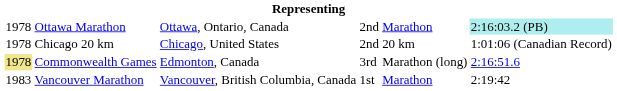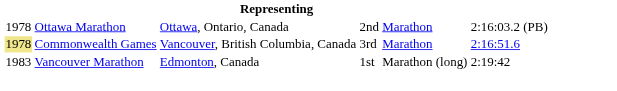(509, 26) paleturquoise background -> (509, 26) no background
- row: (74, 44)
(210, 62) Edmonton, Canada -> (258, 44) Vancouver, British Columbia, Canada
(425, 62) Marathon (long) -> (407, 44) Marathon
(258, 80) Vancouver, British Columbia, Canada -> (210, 62) Edmonton, Canada
(407, 80) Marathon -> (425, 62) Marathon (long)
